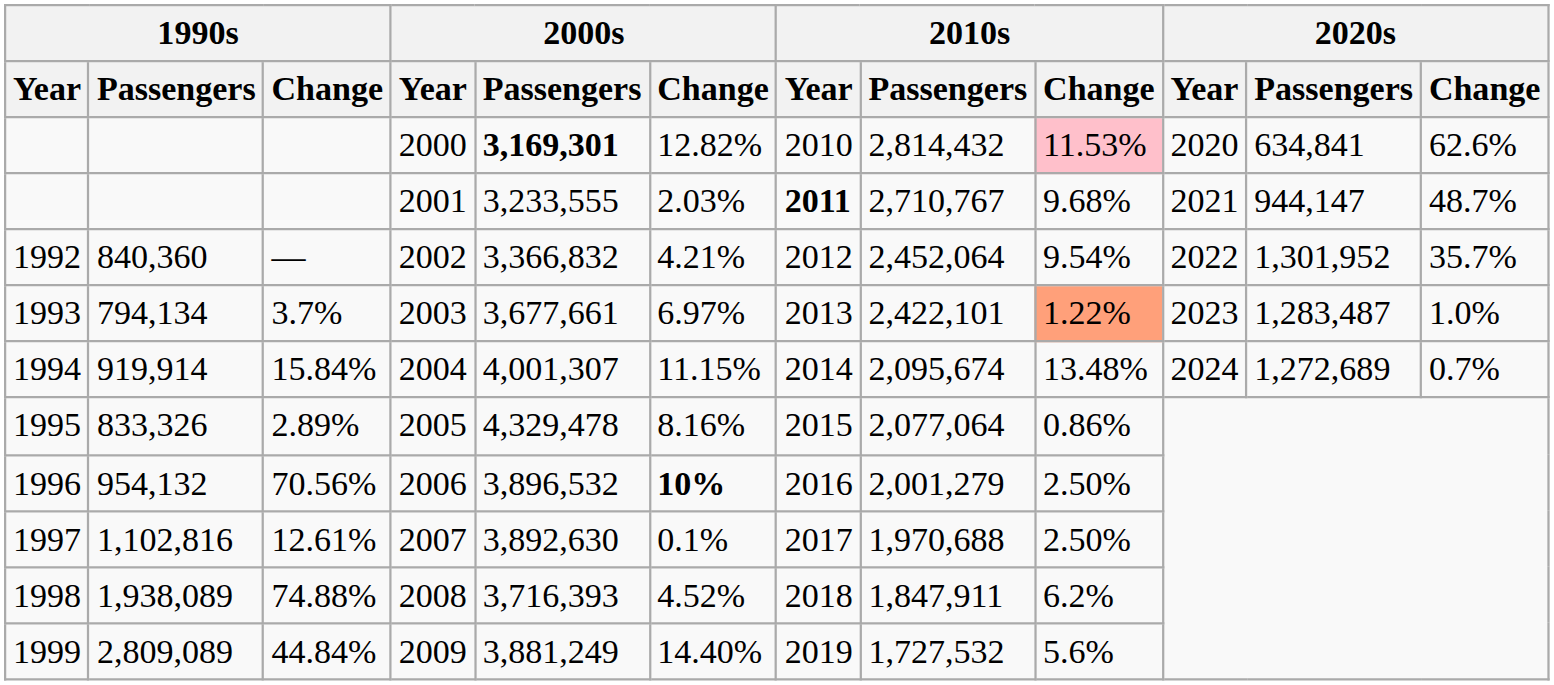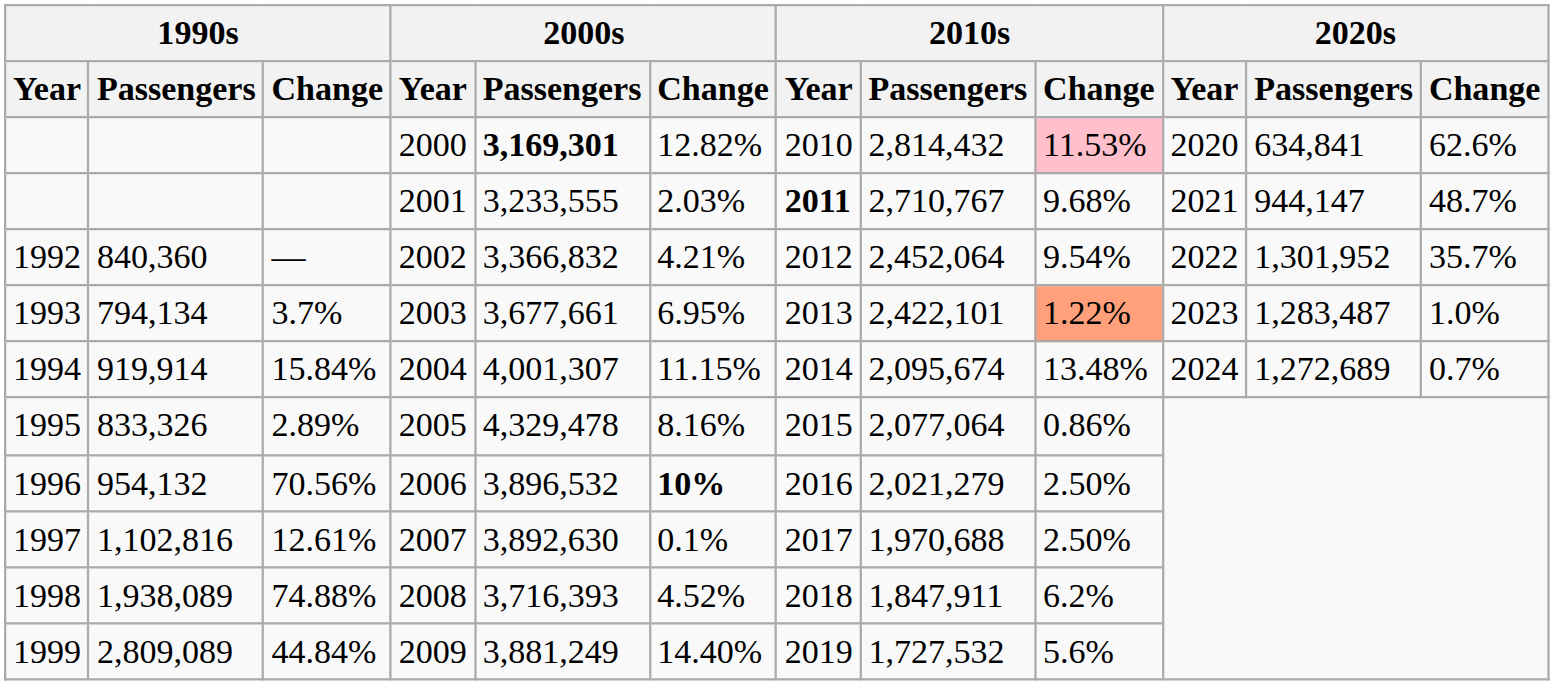(701, 313) 6.97% -> (701, 313) 6.95%
(937, 481) 2,001,279 -> (937, 481) 2,021,279
